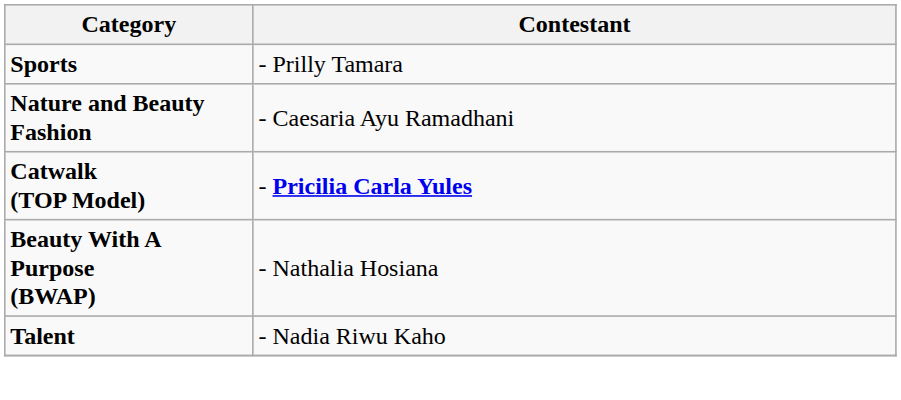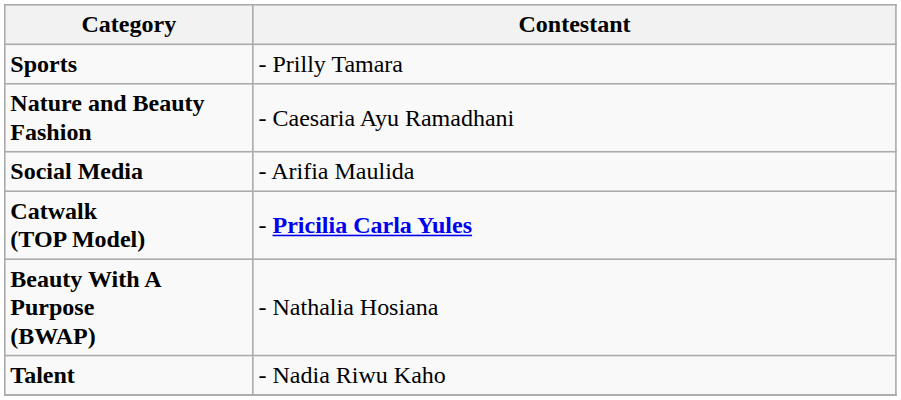+ row: (77, 171)
